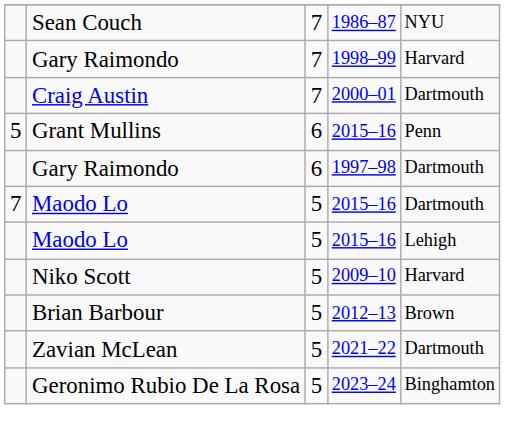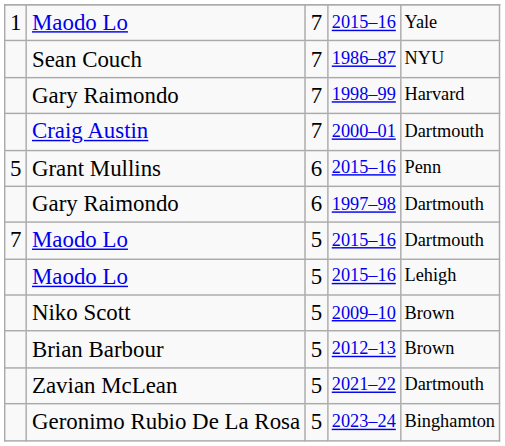+ row: (16, 22)
(435, 276) Harvard -> (429, 312) Brown
